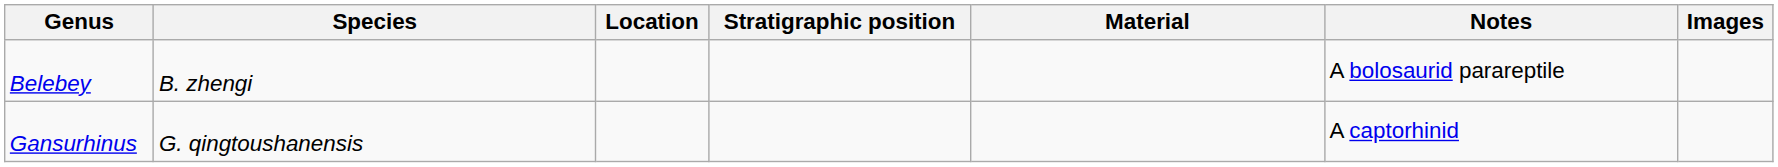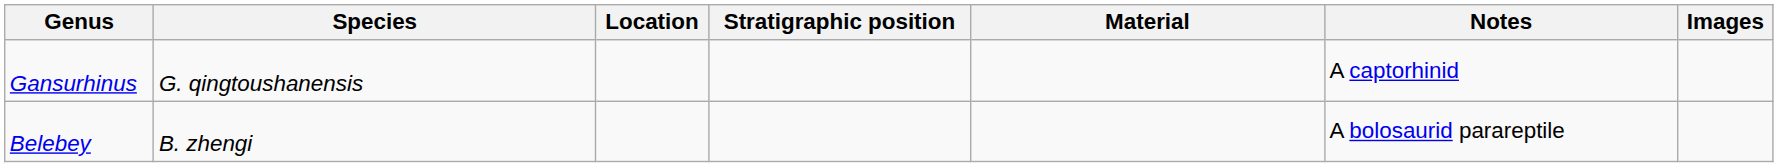rows swapped: (50, 82) <-> (73, 143)
